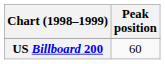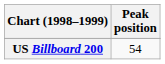(135, 48) 60 -> (135, 48) 54
